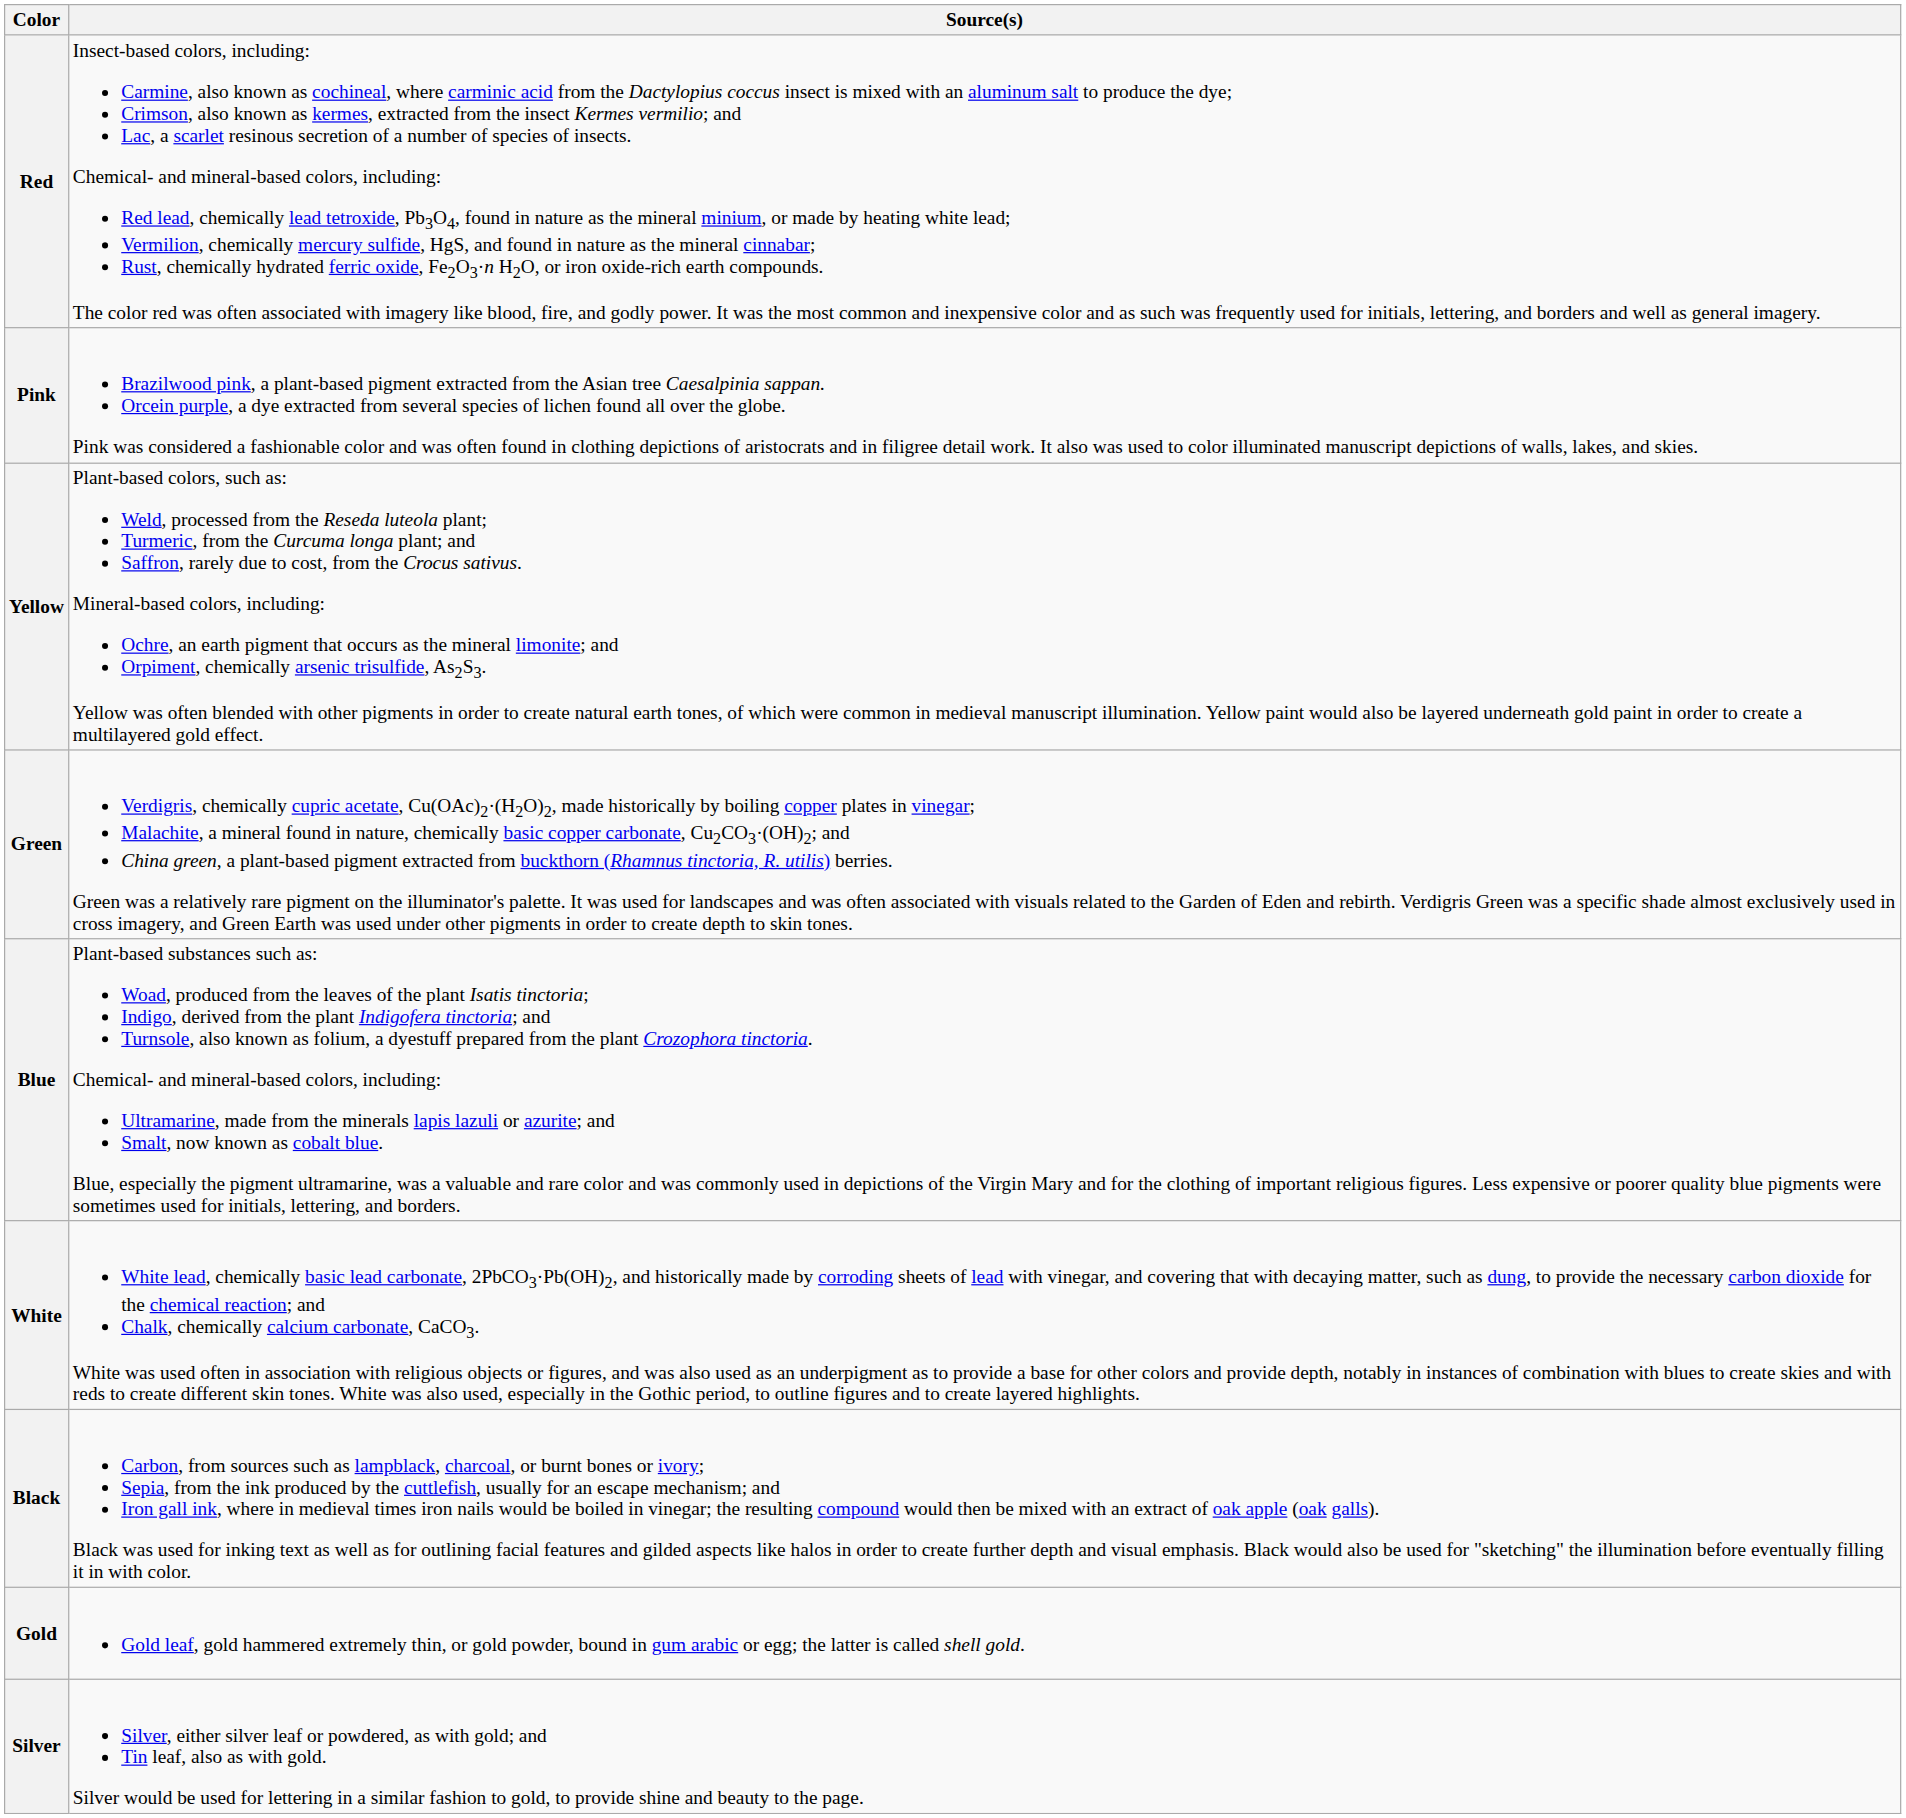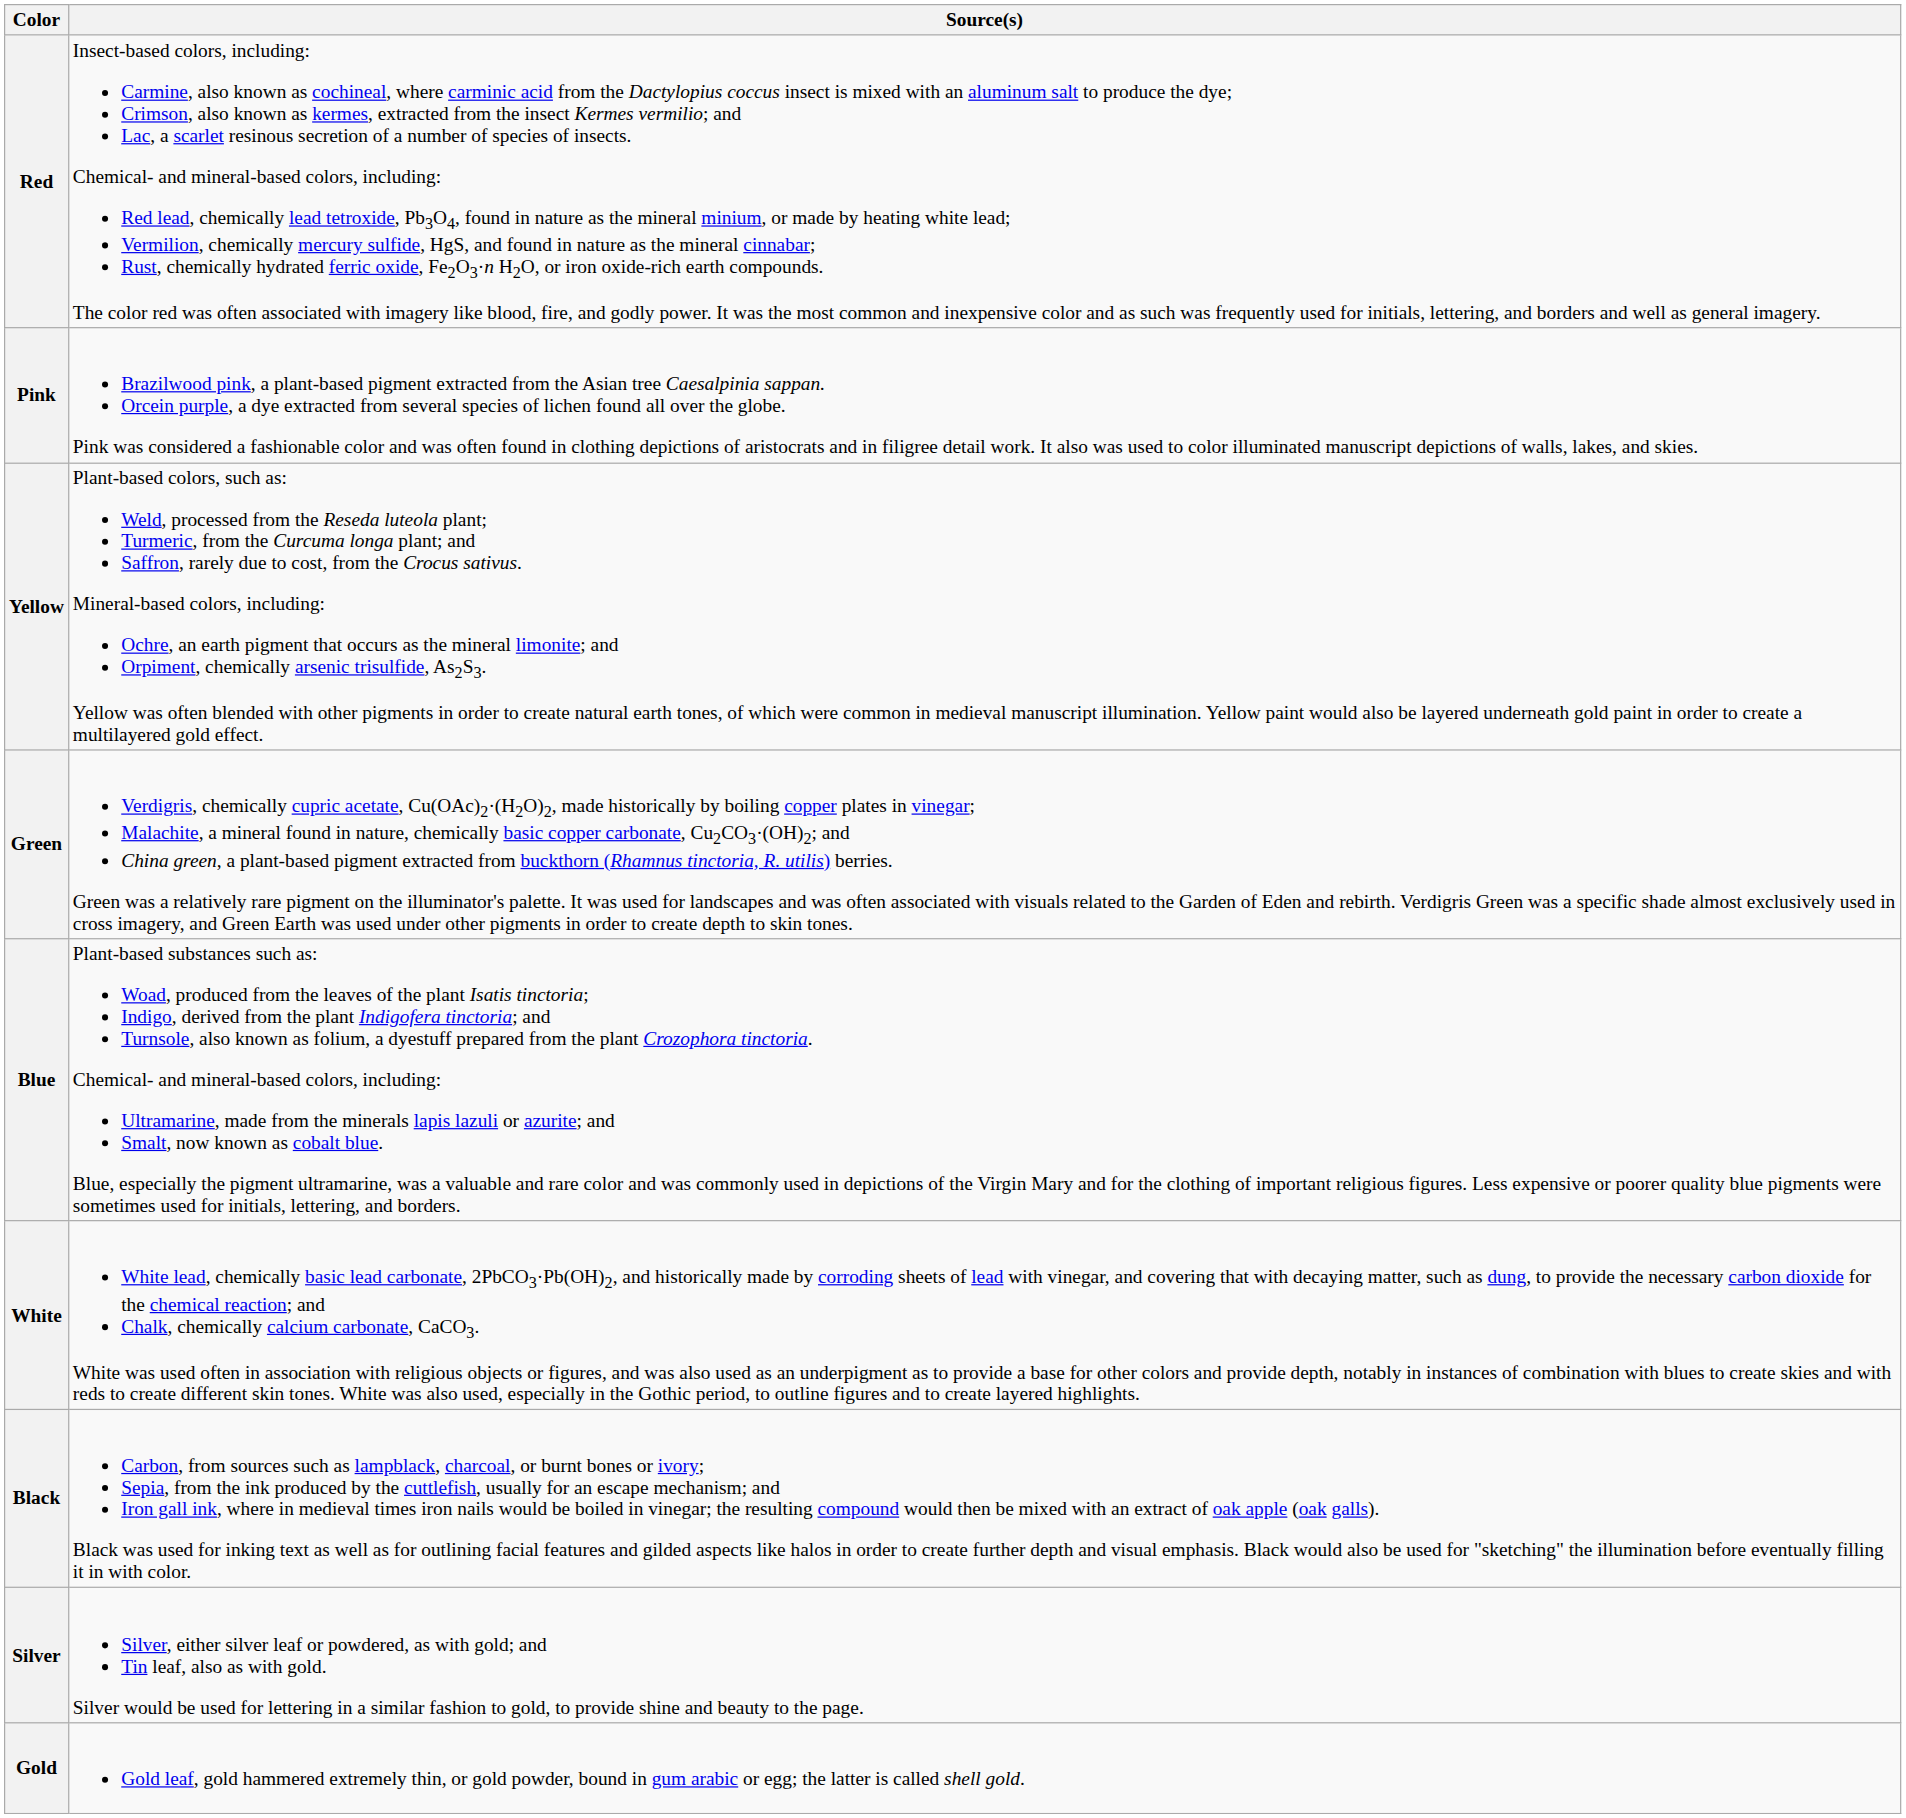rows swapped: (36, 1633) <-> (36, 1746)
